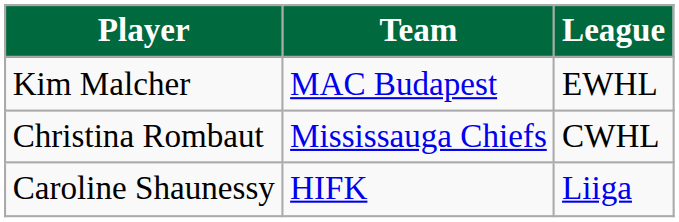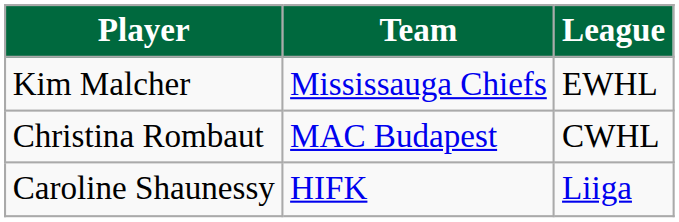(394, 83) MAC Budapest -> (418, 83) Mississauga Chiefs
(418, 135) Mississauga Chiefs -> (394, 135) MAC Budapest
